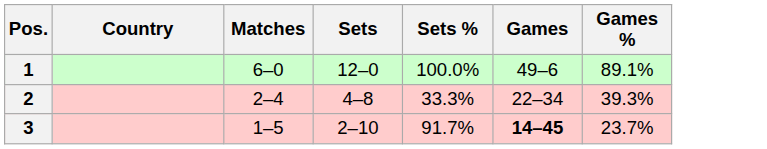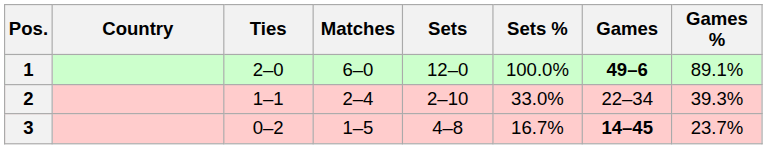+ column: (268, 29)
(537, 69) normal -> (627, 69) bold
(358, 98) 4–8 -> (448, 98) 2–10
(448, 98) 33.3% -> (537, 98) 33.0%
(358, 128) 2–10 -> (448, 128) 4–8
(448, 128) 91.7% -> (537, 128) 16.7%
